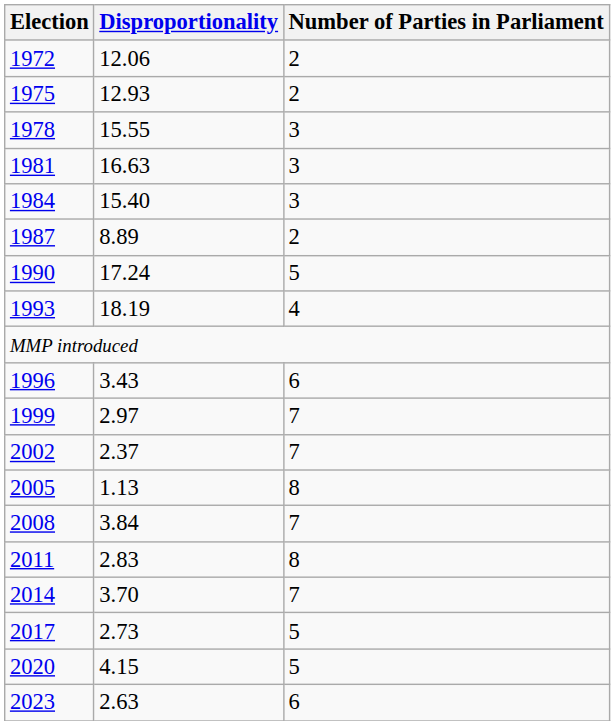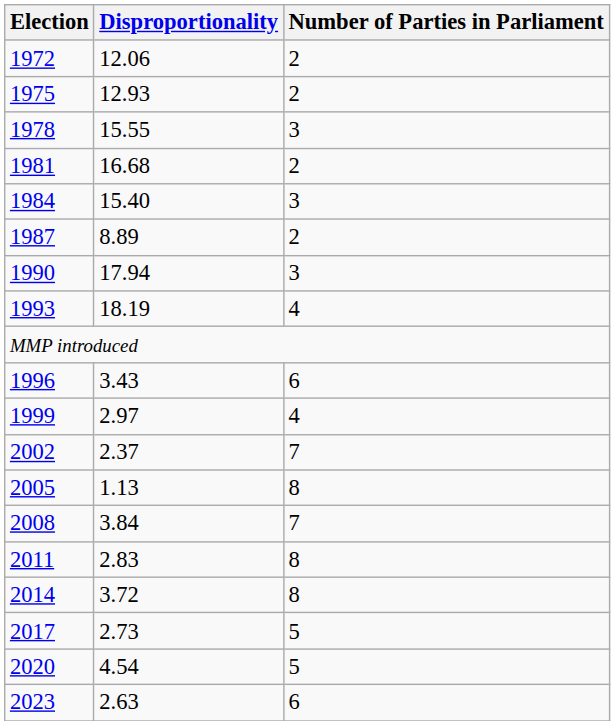(125, 165) 16.63 -> (125, 165) 16.68
(294, 165) 3 -> (294, 165) 2
(125, 272) 17.24 -> (125, 272) 17.94
(294, 272) 5 -> (294, 272) 3
(294, 415) 7 -> (294, 415) 4
(119, 594) 3.70 -> (119, 594) 3.72
(294, 594) 7 -> (294, 594) 8
(119, 666) 4.15 -> (119, 666) 4.54
